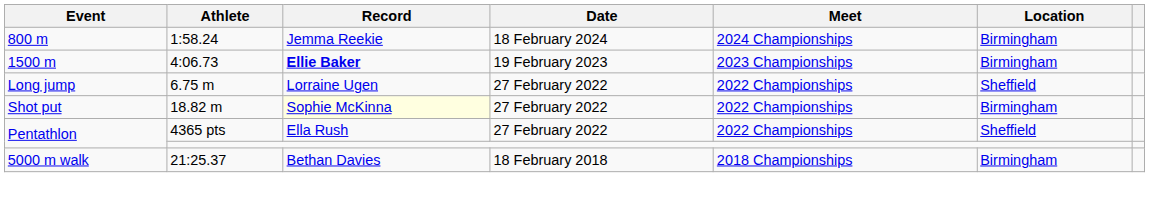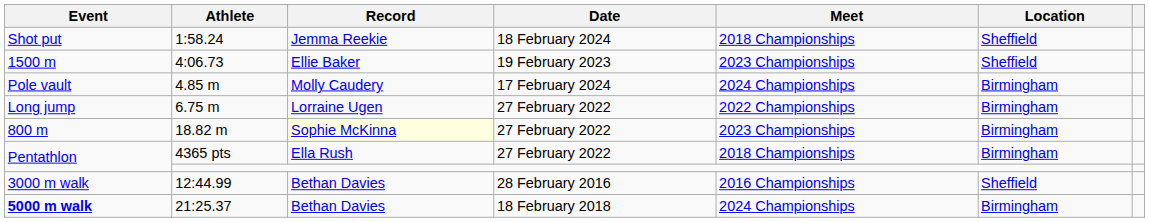(28, 39) 800 m -> (35, 39) Shot put
(785, 39) 2024 Championships -> (787, 39) 2018 Championships
(1019, 39) Birmingham -> (1009, 39) Sheffield
(324, 62) bold -> (326, 62) normal
(1019, 62) Birmingham -> (1009, 62) Sheffield
+ row: (197, 85)
(1008, 85) Sheffield -> (1020, 108) Birmingham
(35, 108) Shot put -> (28, 130) 800 m
(785, 108) 2022 Championships -> (787, 130) 2023 Championships
(785, 130) 2022 Championships -> (787, 153) 2018 Championships
(1008, 130) Sheffield -> (1020, 153) Birmingham
+ row: (203, 183)
(48, 160) normal -> (50, 206) bold
(785, 160) 2018 Championships -> (787, 206) 2024 Championships
